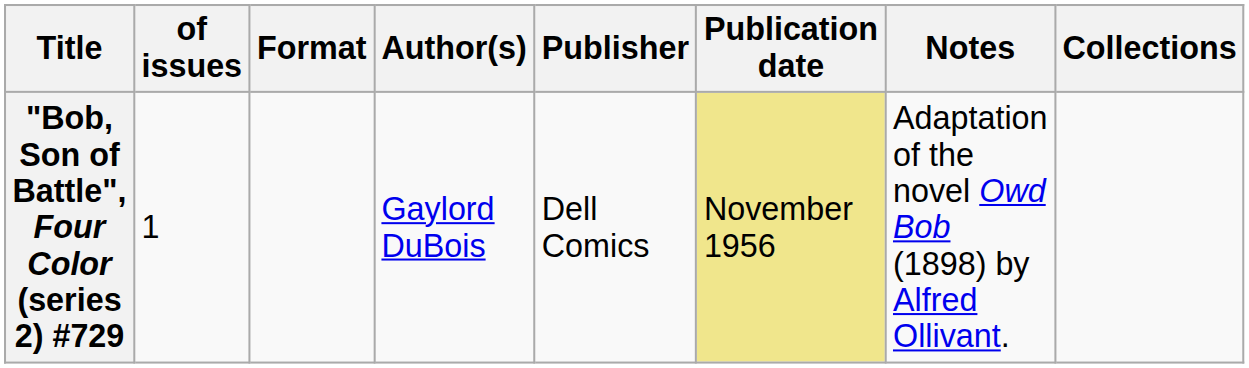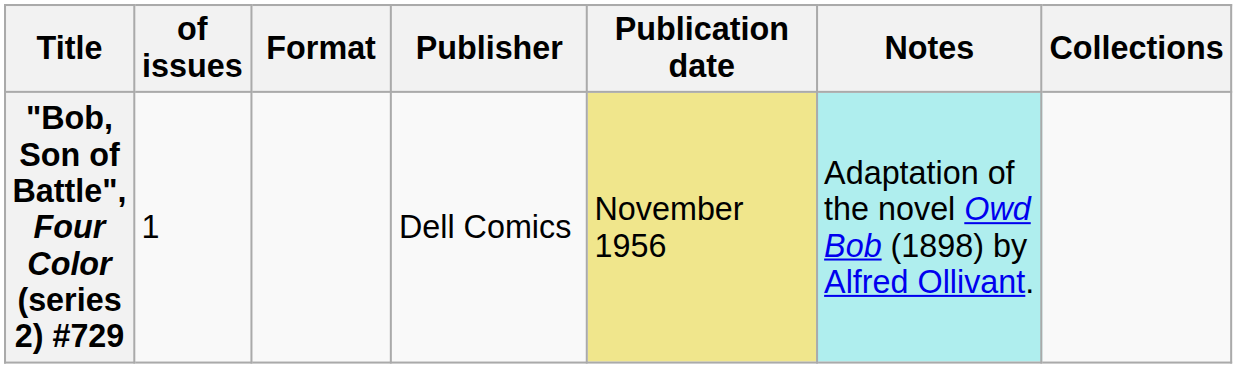- column: (454, 48)
(970, 226) no background -> (929, 226) paleturquoise background
